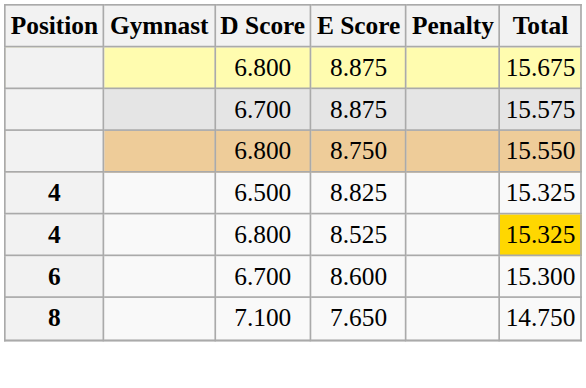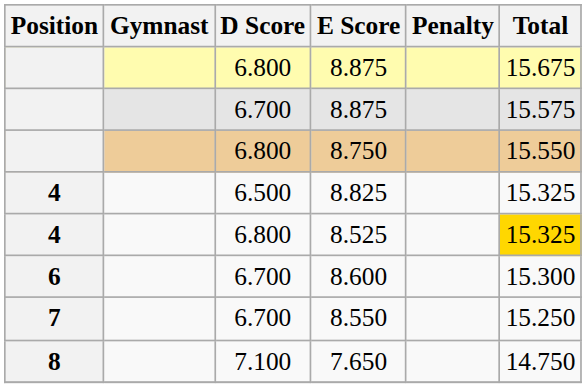+ row: (263, 318)
